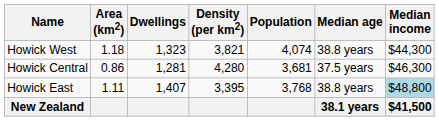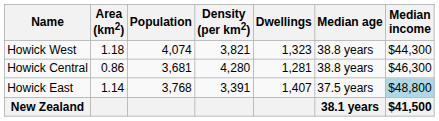columns swapped: (281, 22) <-> (158, 22)
(345, 68) 37.5 years -> (345, 68) 38.8 years
(113, 87) 1.11 -> (113, 87) 1.14
(229, 87) 3,395 -> (235, 87) 3,391
(345, 87) 38.8 years -> (345, 87) 37.5 years
